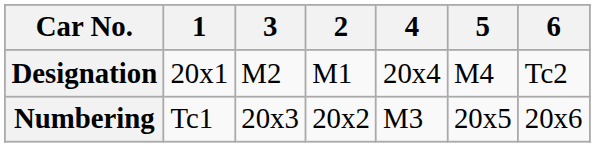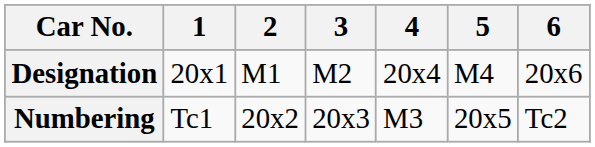columns swapped: (341, 27) <-> (270, 27)
(546, 73) Tc2 -> (554, 73) 20x6
(554, 118) 20x6 -> (546, 118) Tc2
